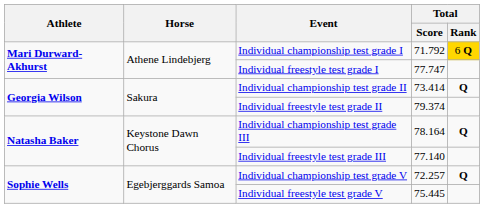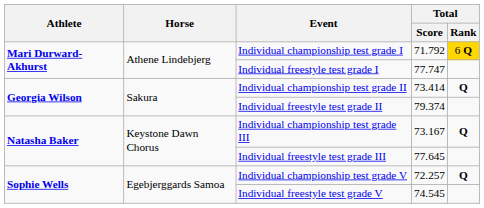(430, 131) 78.164 -> (430, 131) 73.167
(430, 157) 77.140 -> (430, 157) 77.645
(430, 194) 75.445 -> (430, 194) 74.545
